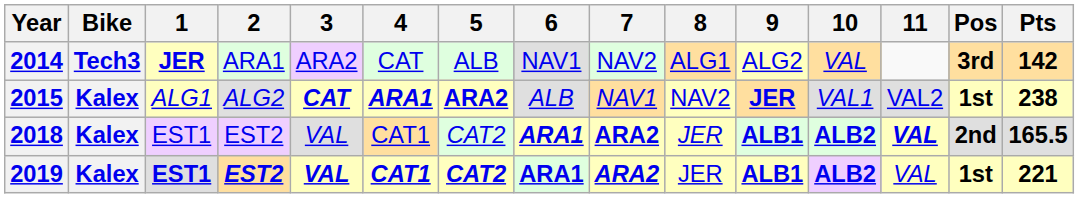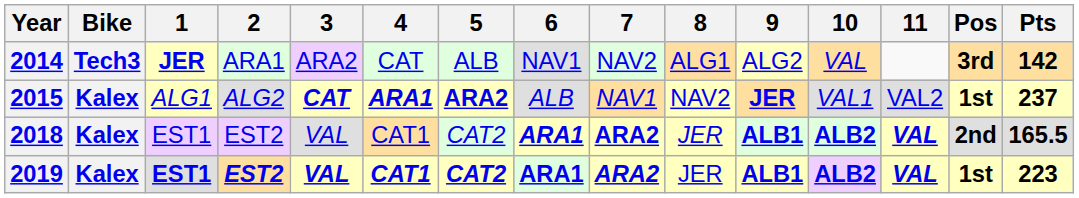(1038, 98) 238 -> (1038, 98) 237
(915, 173) normal -> (915, 173) bold
(1038, 173) 221 -> (1038, 173) 223
